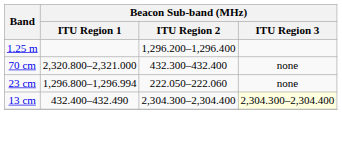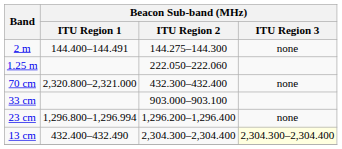+ row: (22, 48)
(188, 48) 1,296.200–1,296.400 -> (188, 65) 222.050–222.060
+ row: (22, 100)
(188, 83) 222.050–222.060 -> (188, 118) 1,296.200–1,296.400
